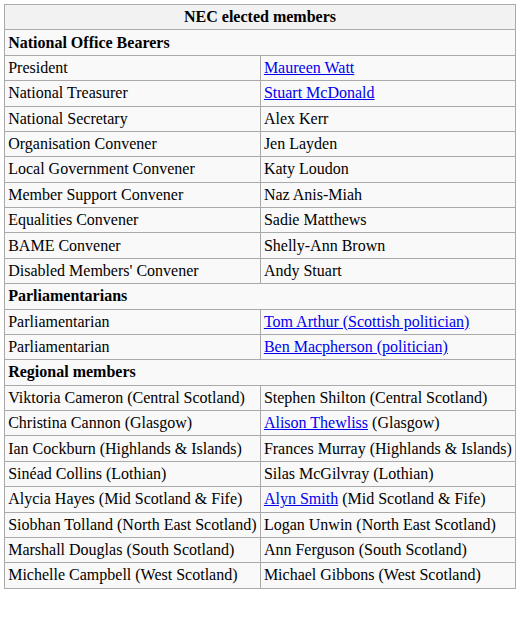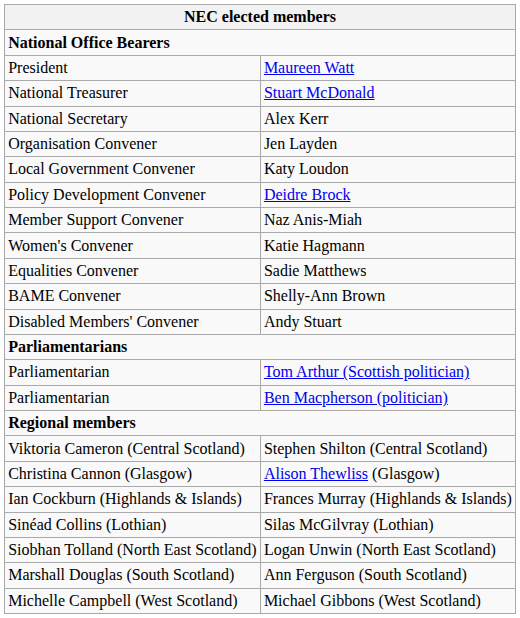+ row: (307, 194)
+ row: (314, 245)
- row: (375, 499)
